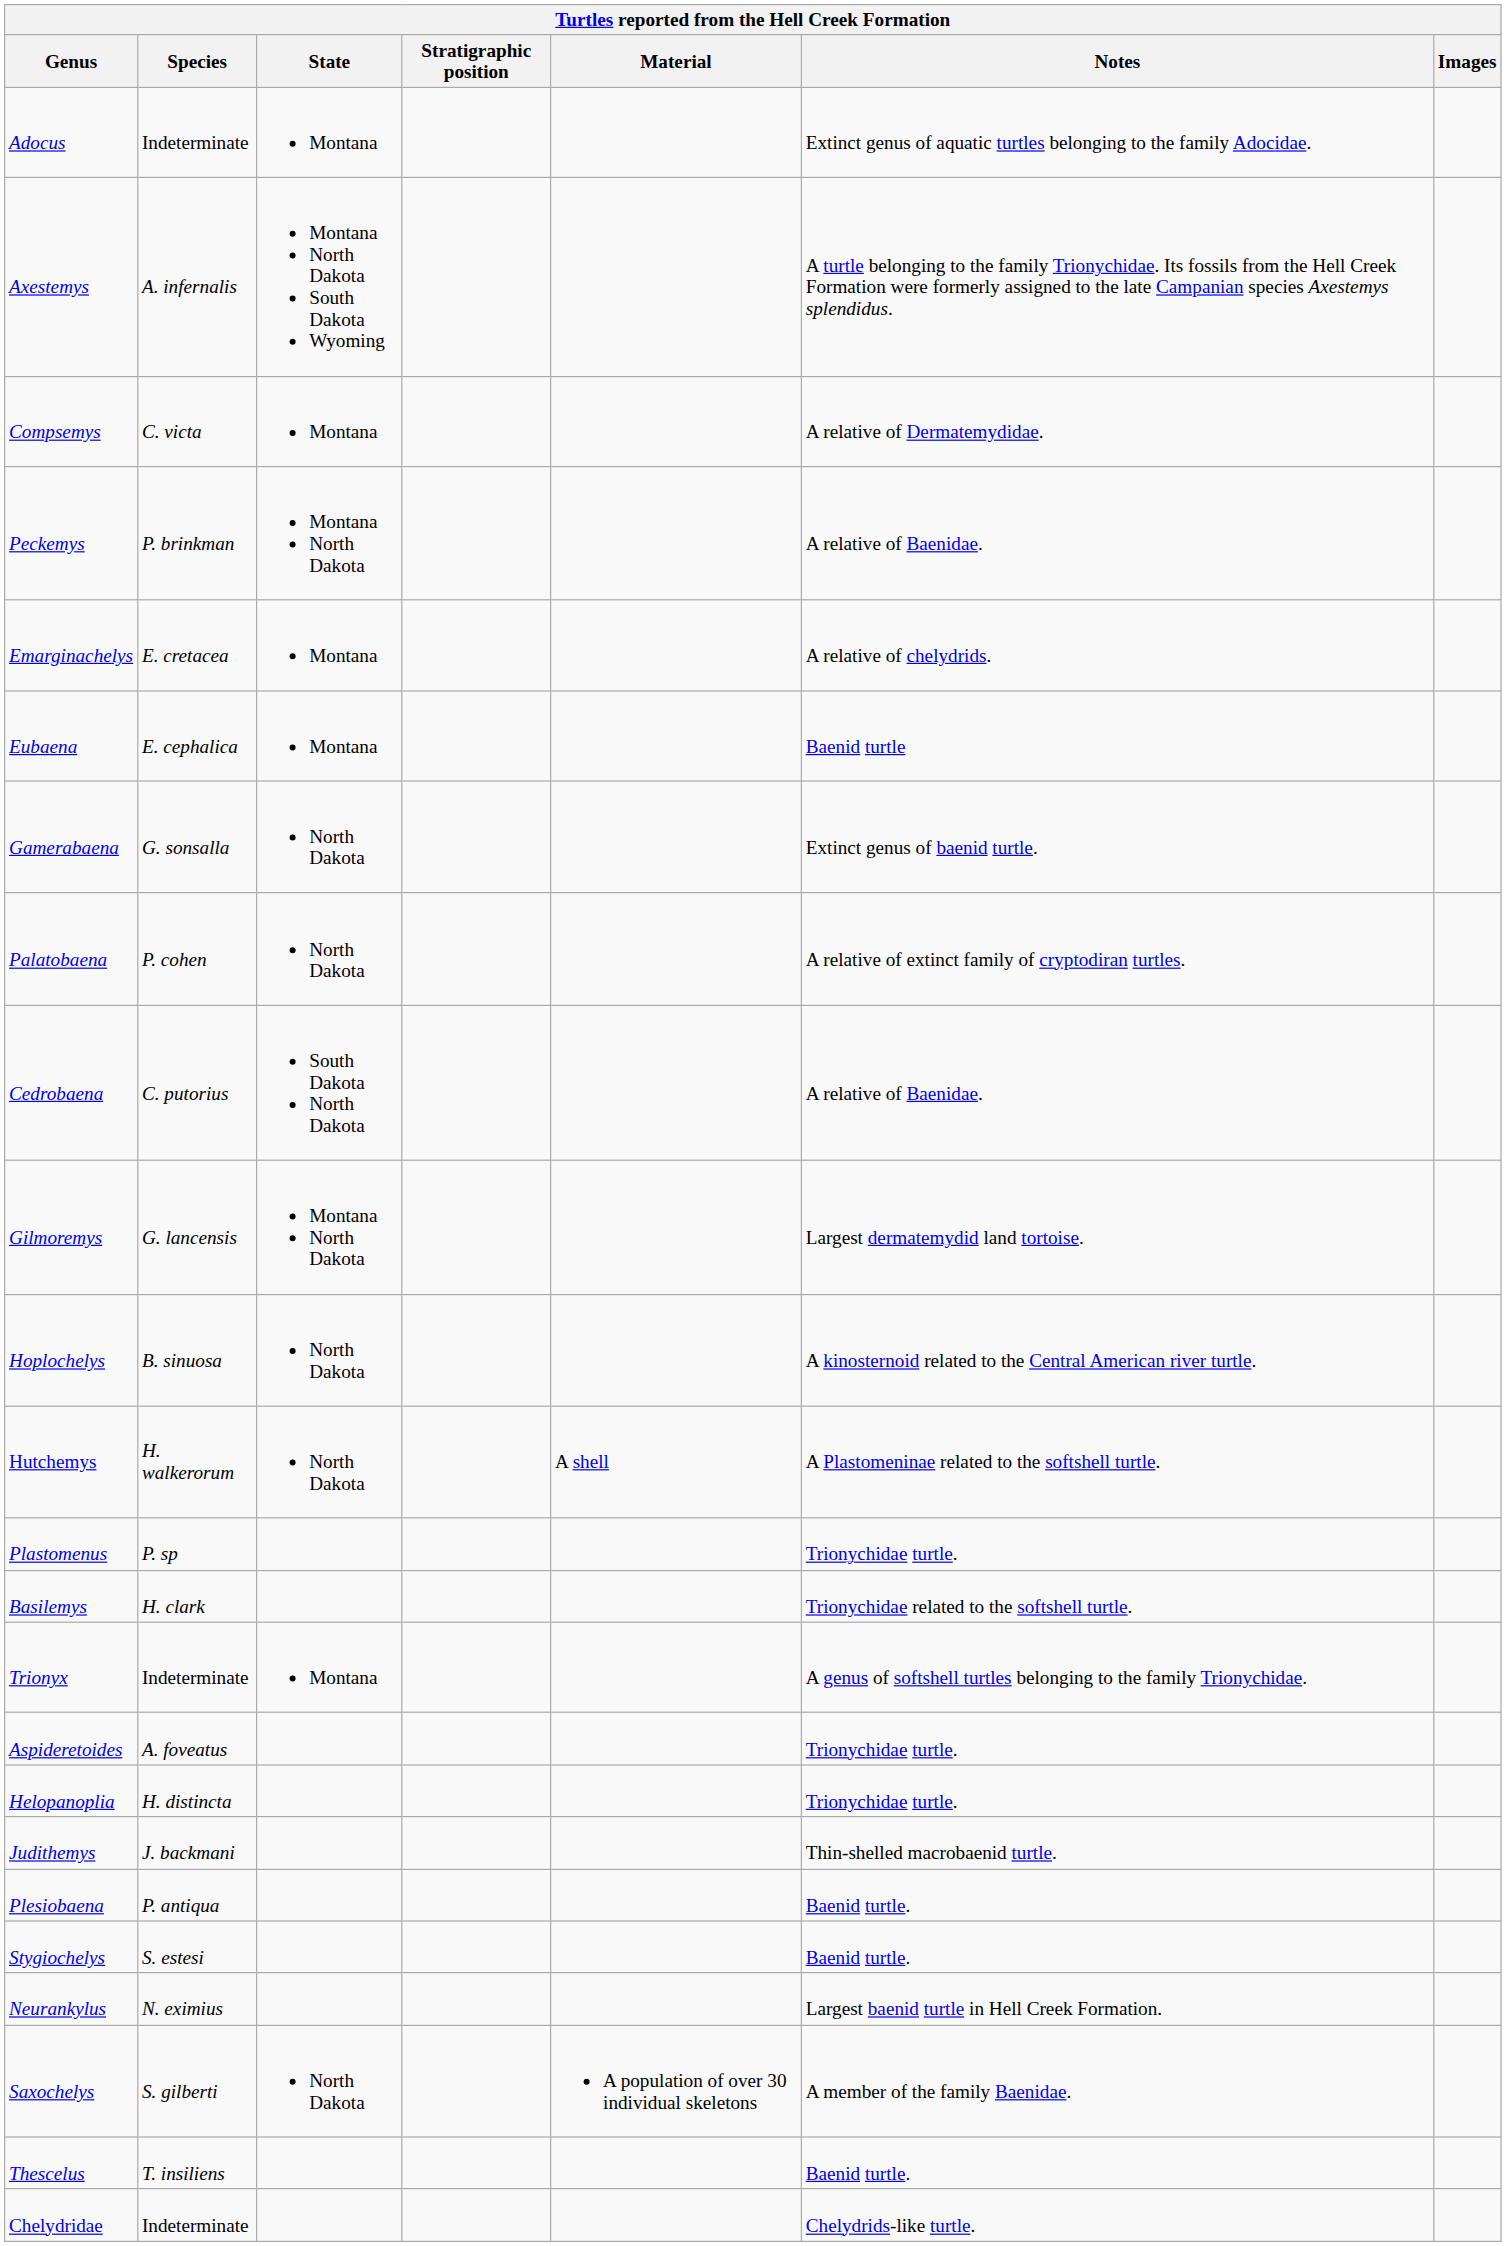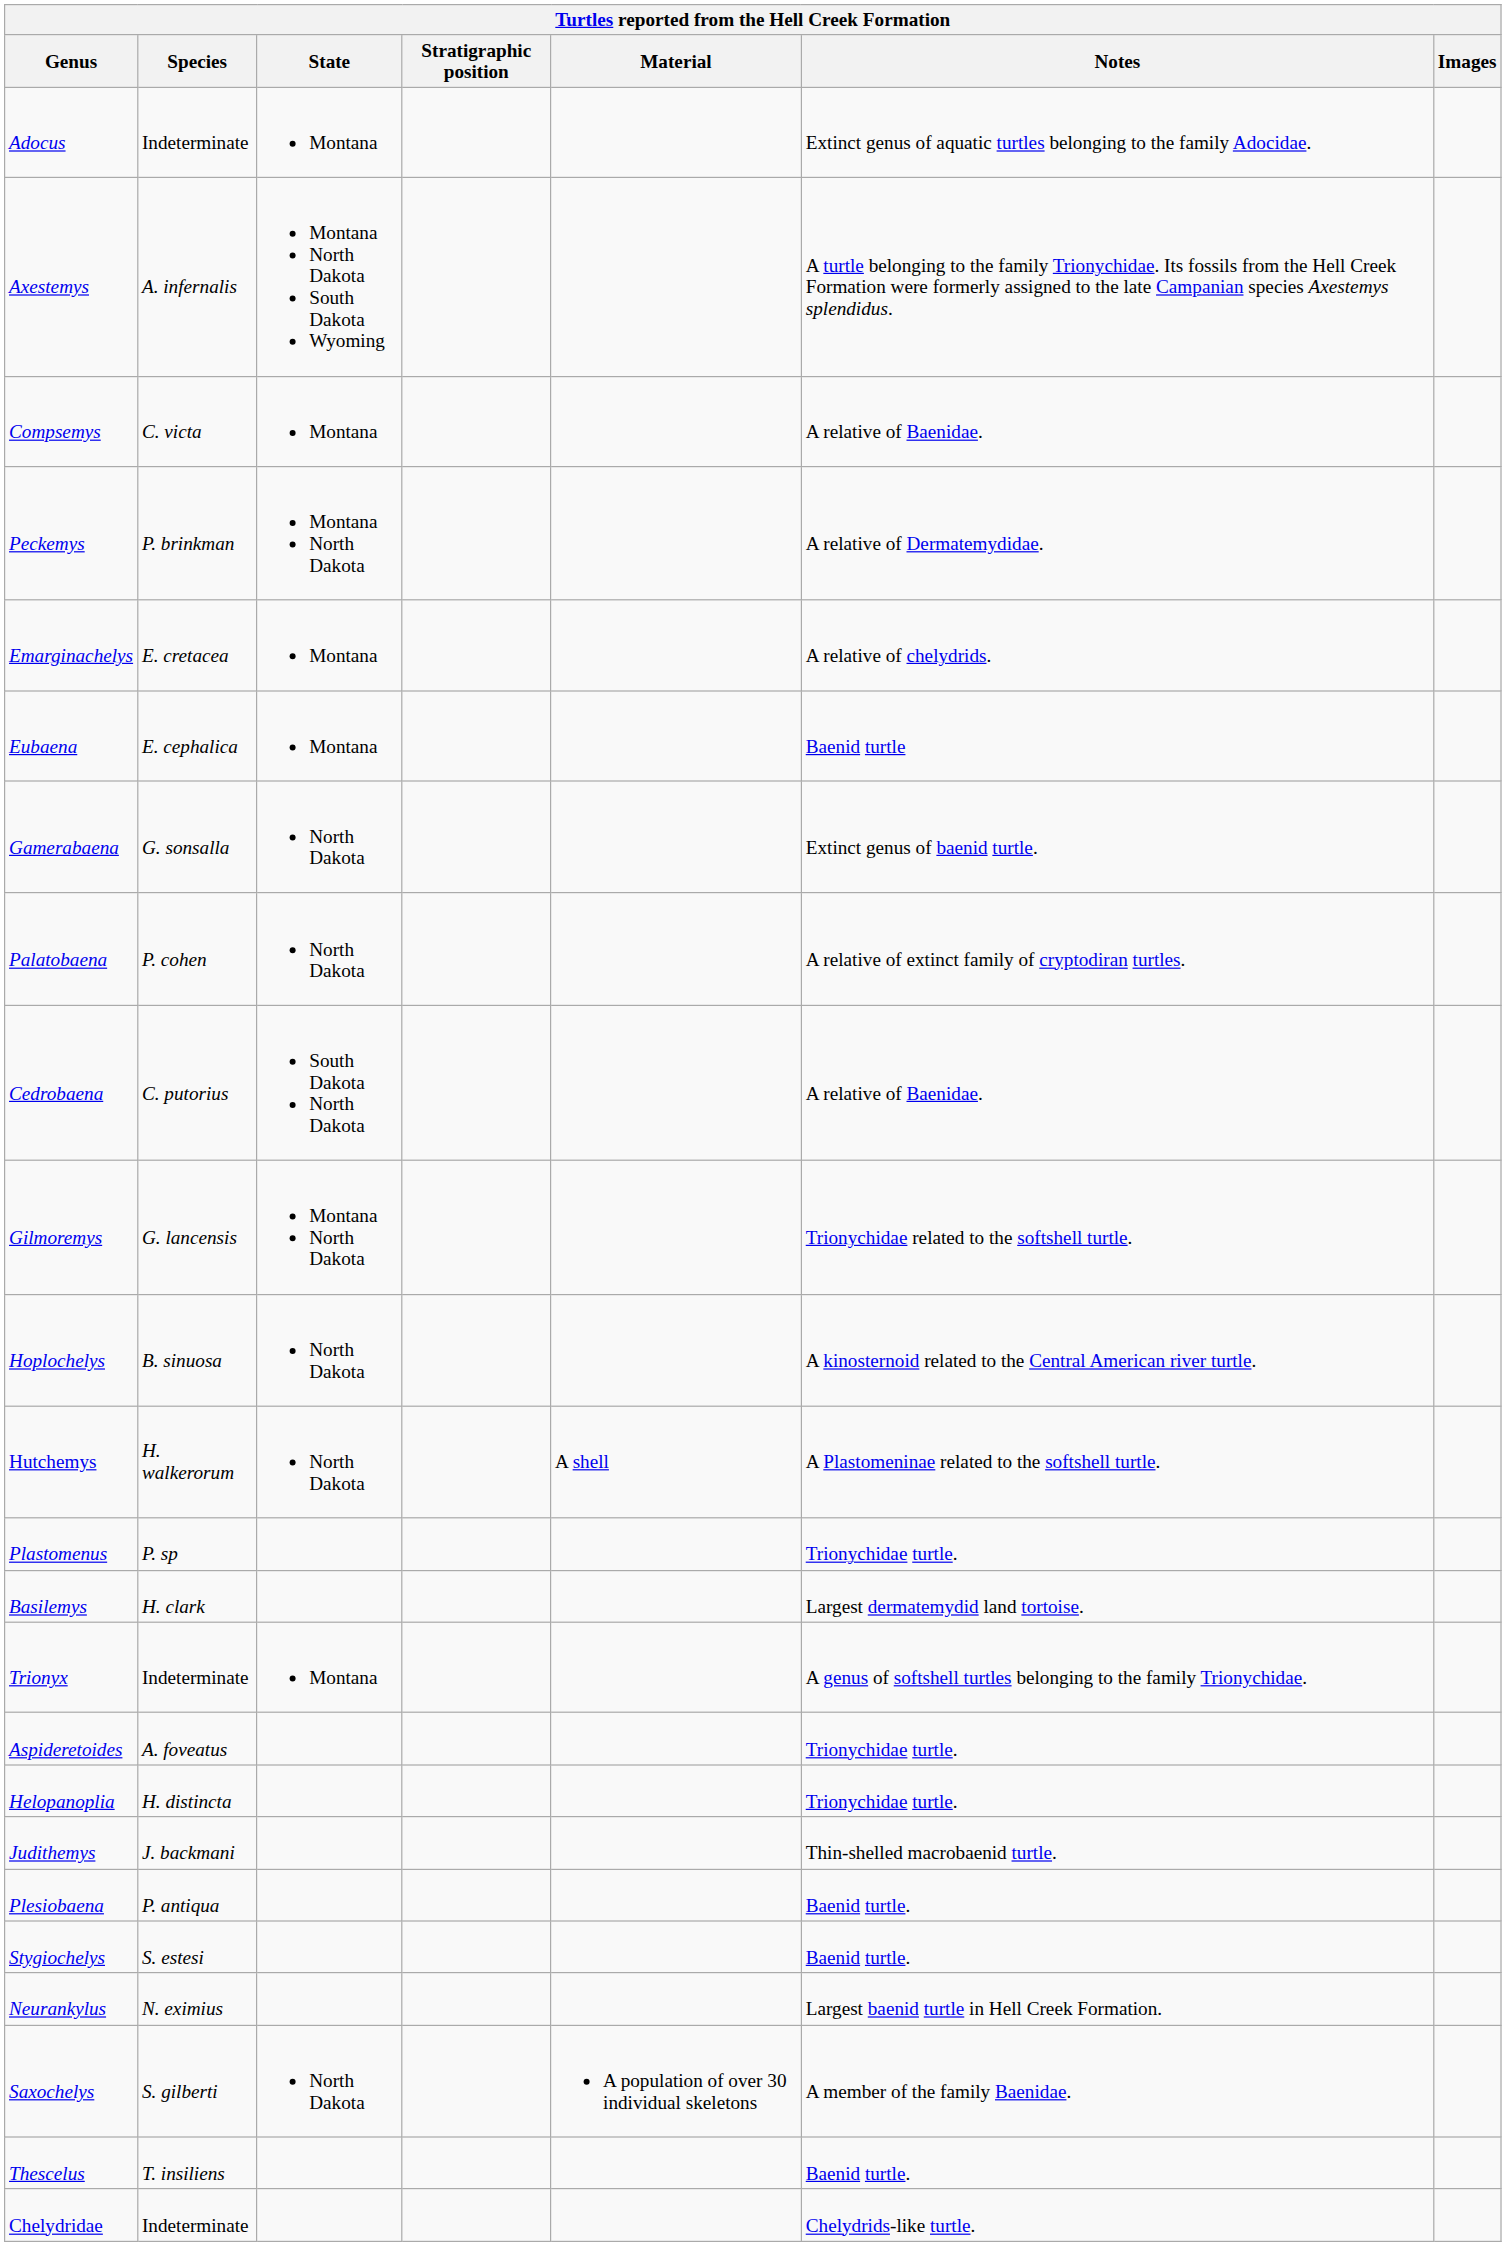(925, 431) A relative of Dermatemydidae. -> (894, 431) A relative of Baenidae.
(894, 543) A relative of Baenidae. -> (925, 543) A relative of Dermatemydidae.
(945, 1237) Largest dermatemydid land tortoise. -> (969, 1237) Trionychidae related to the softshell turtle.
(969, 1606) Trionychidae related to the softshell turtle. -> (945, 1606) Largest dermatemydid land tortoise.
